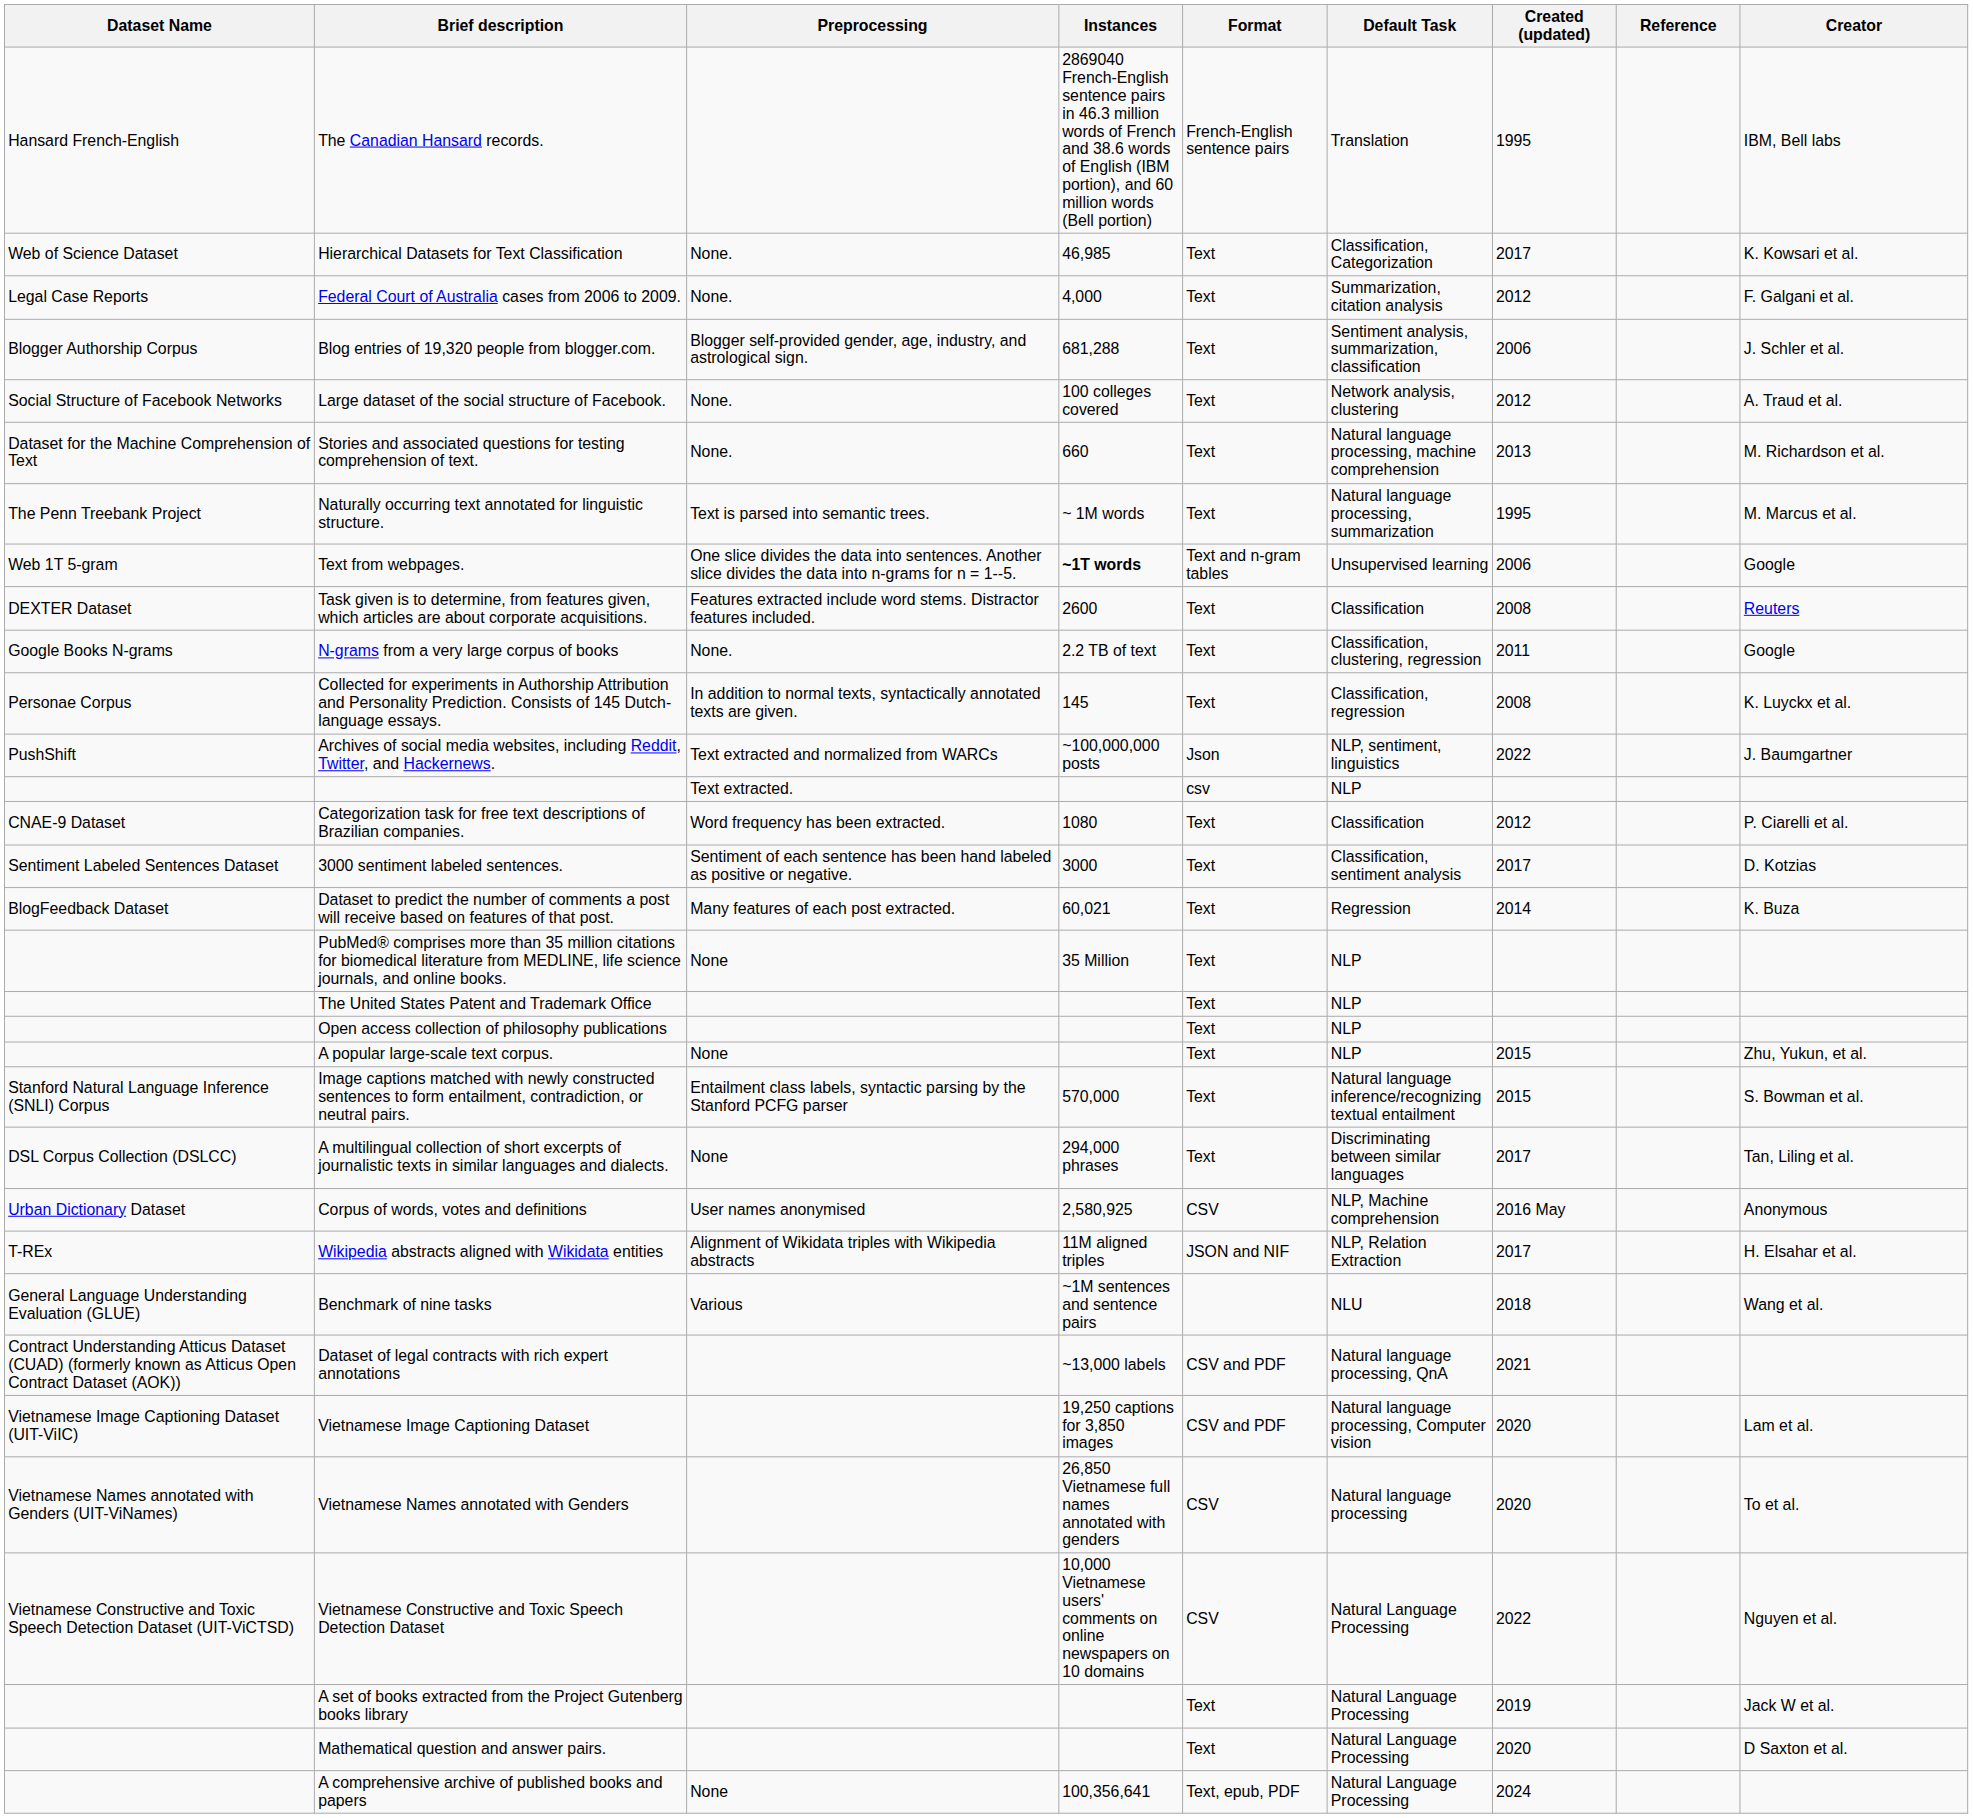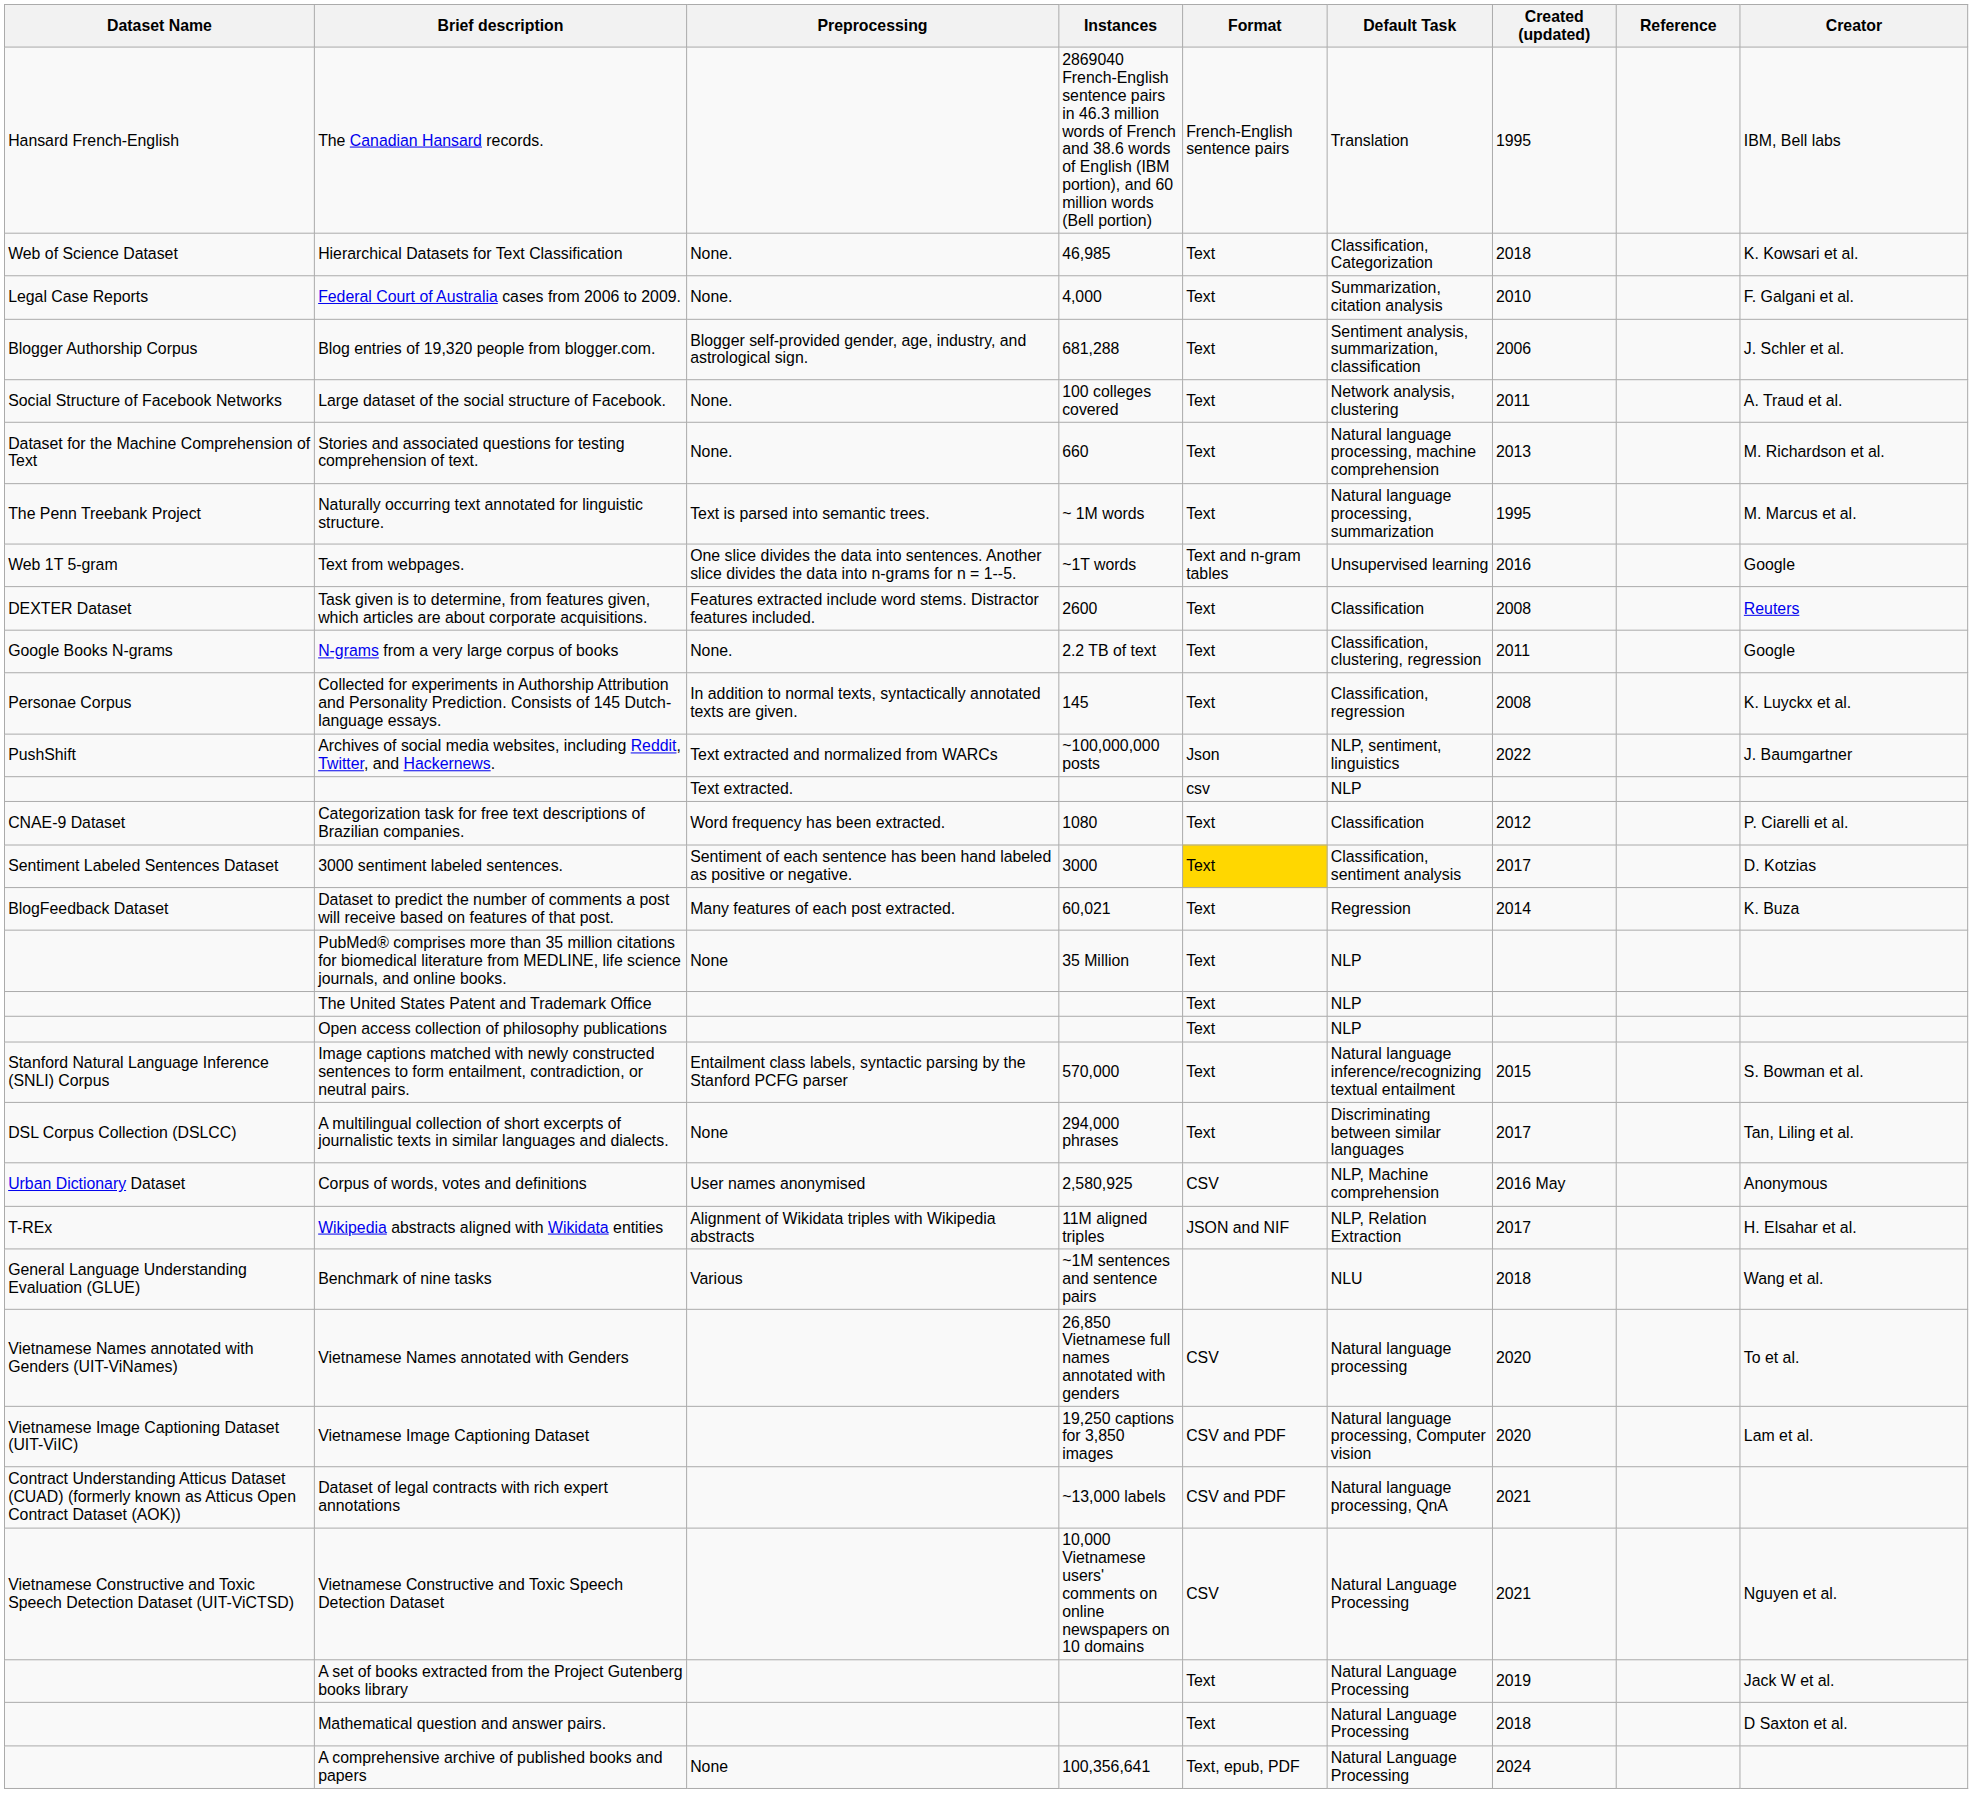(1514, 254) 2017 -> (1514, 254) 2018
(1514, 297) 2012 -> (1514, 297) 2010
(1514, 401) 2012 -> (1513, 401) 2011
(1102, 565) bold -> (1099, 565) normal
(1514, 565) 2006 -> (1514, 565) 2016
(1201, 866) no background -> (1201, 866) gold background
- row: (436, 1054)
rows swapped: (463, 1365) <-> (473, 1504)
(1514, 1618) 2022 -> (1514, 1593) 2021
(1514, 1749) 2020 -> (1514, 1724) 2018
